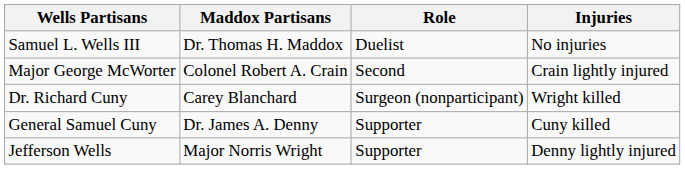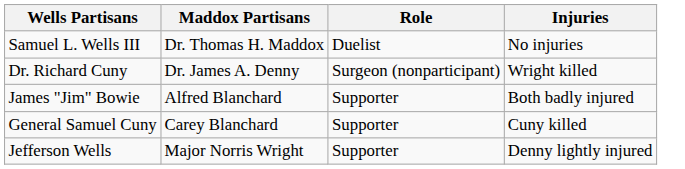- row: (92, 71)
(240, 97) Carey Blanchard -> (232, 71) Dr. James A. Denny
+ row: (74, 97)
(251, 124) Dr. James A. Denny -> (221, 124) Carey Blanchard
